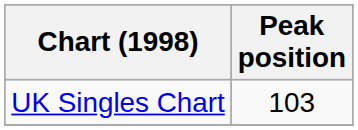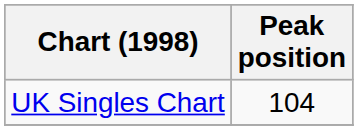(292, 102) 103 -> (292, 102) 104
